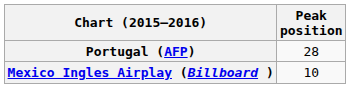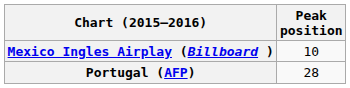rows swapped: (141, 72) <-> (141, 51)
